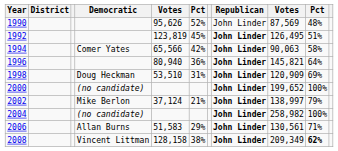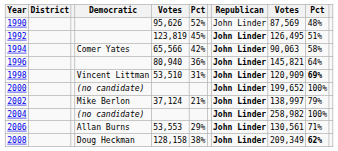(106, 76) Doug Heckman -> (113, 76) Vincent Littman
(315, 76) normal -> (315, 76) bold
(168, 127) 51,583 -> (168, 127) 53,553
(113, 140) Vincent Littman -> (106, 140) Doug Heckman
